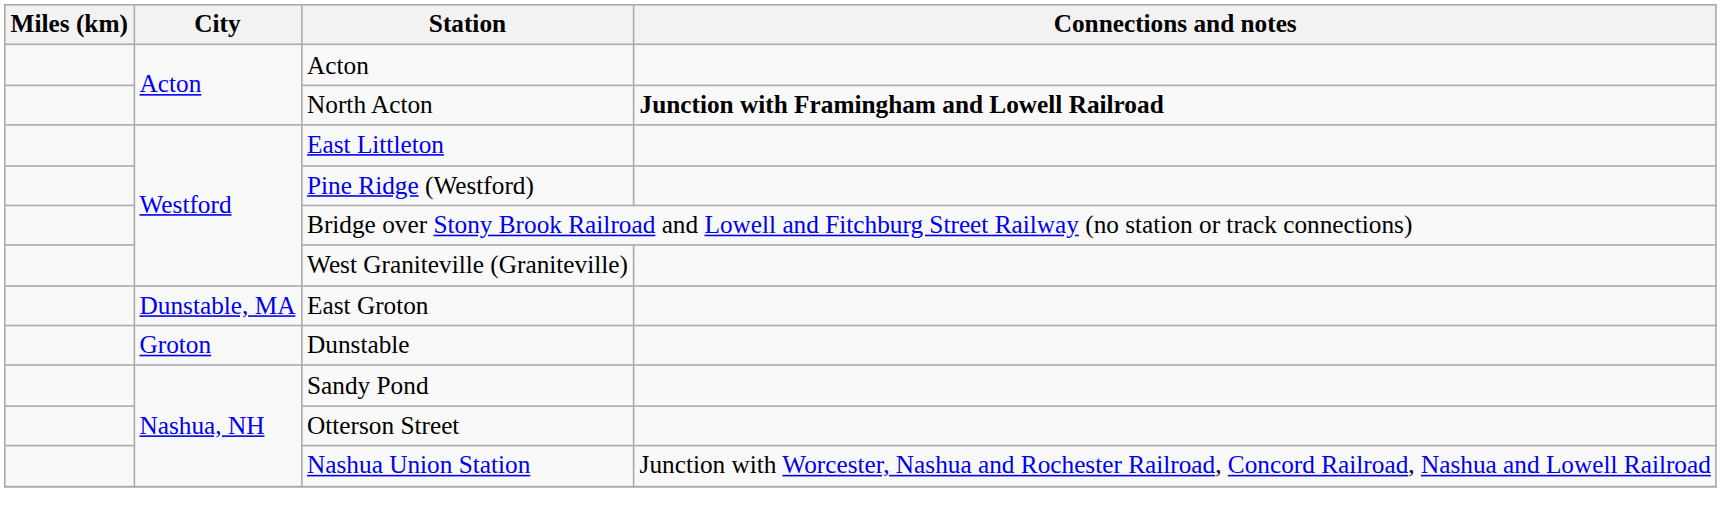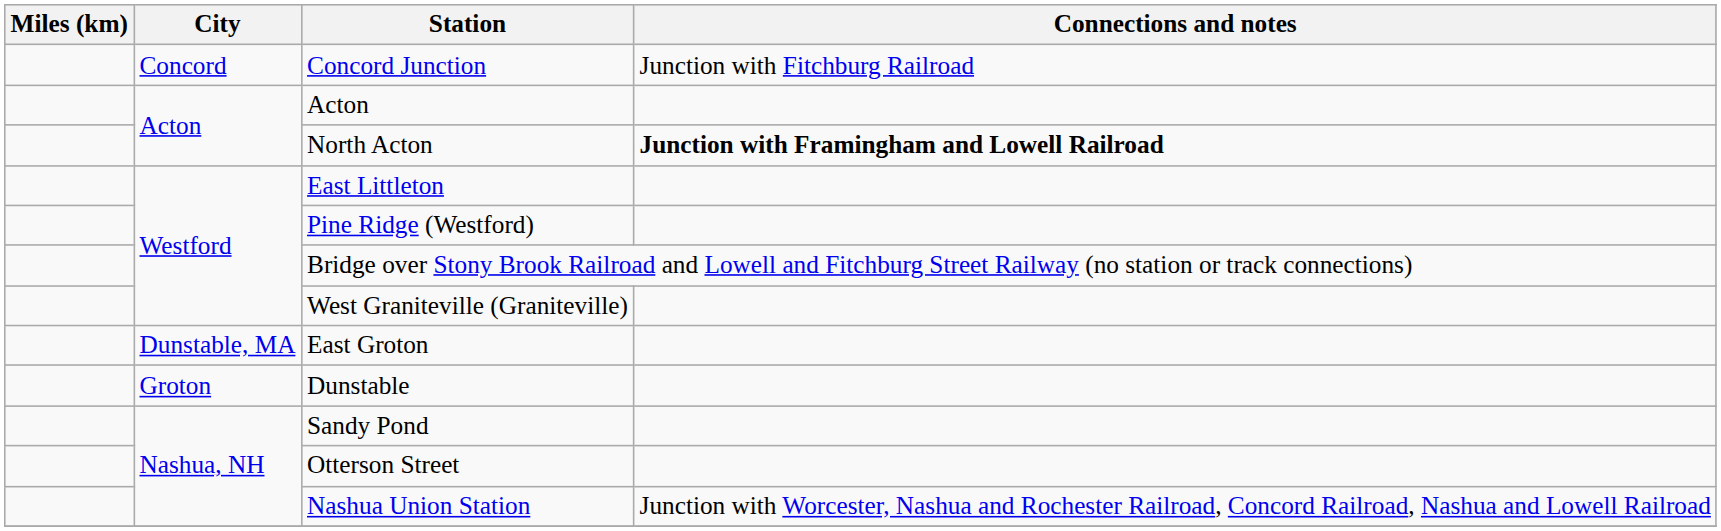+ row: (397, 64)
